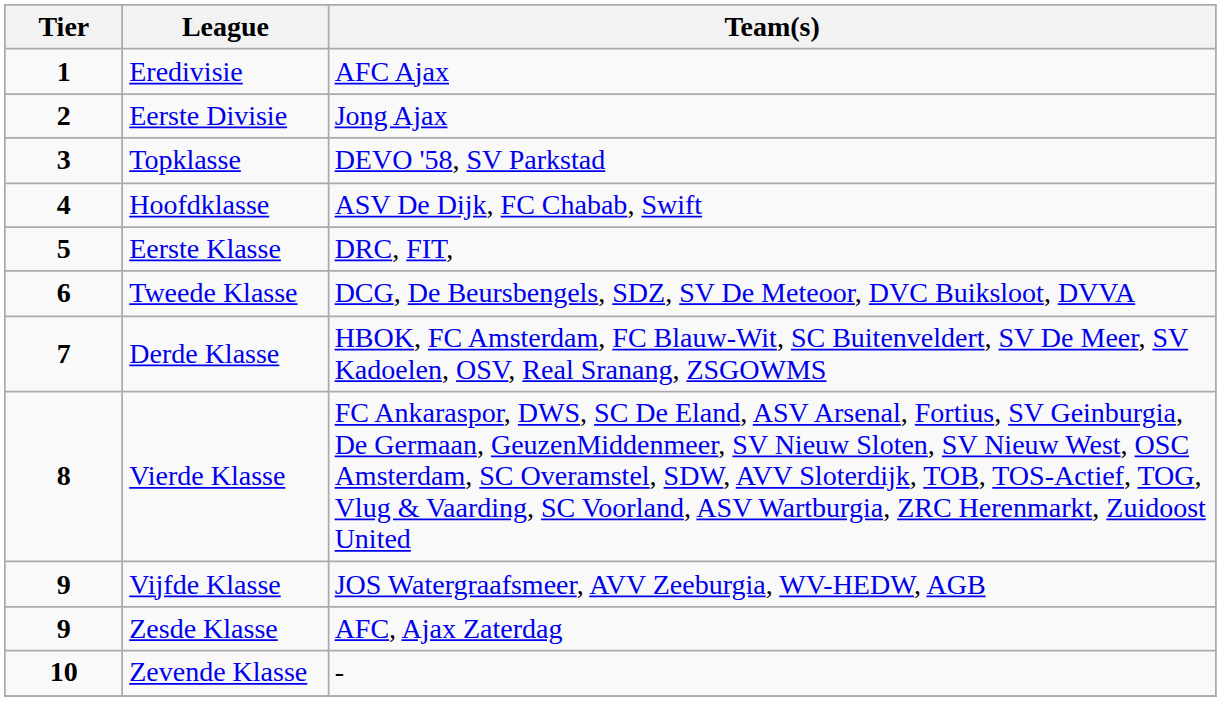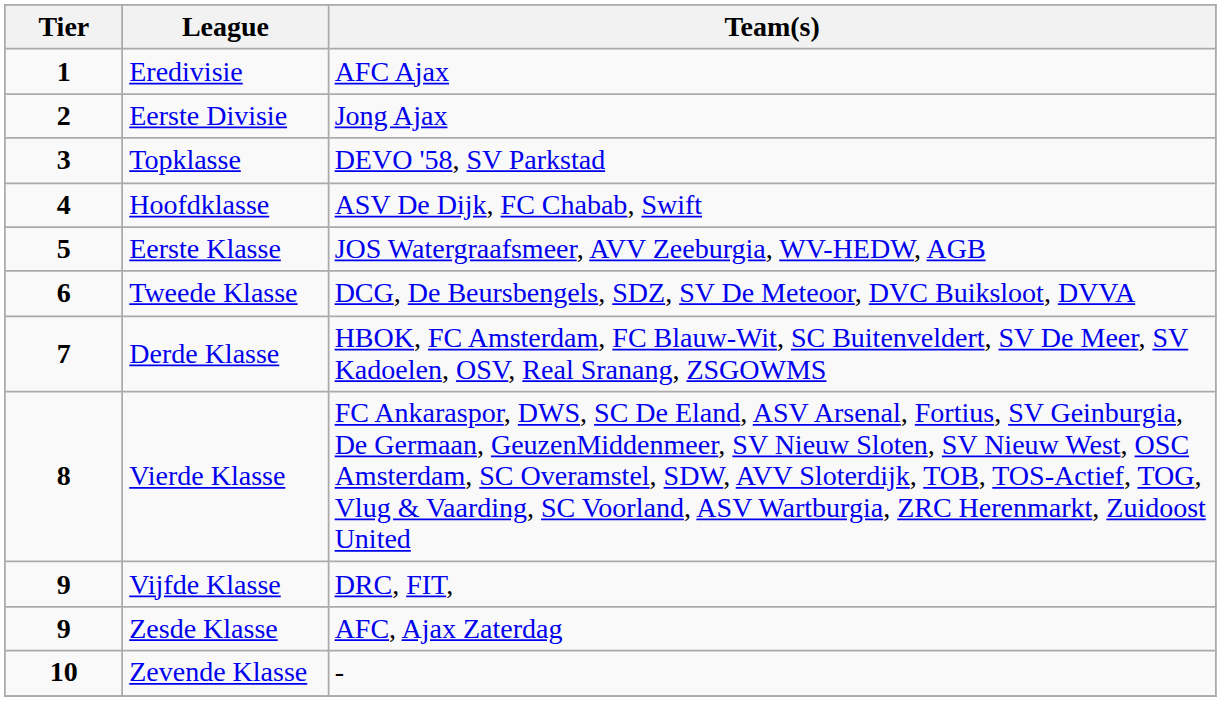(394, 248) DRC, FIT, -> (660, 248) JOS Watergraafsmeer, AVV Zeeburgia, WV-HEDW, AGB
(660, 583) JOS Watergraafsmeer, AVV Zeeburgia, WV-HEDW, AGB -> (394, 583) DRC, FIT,
